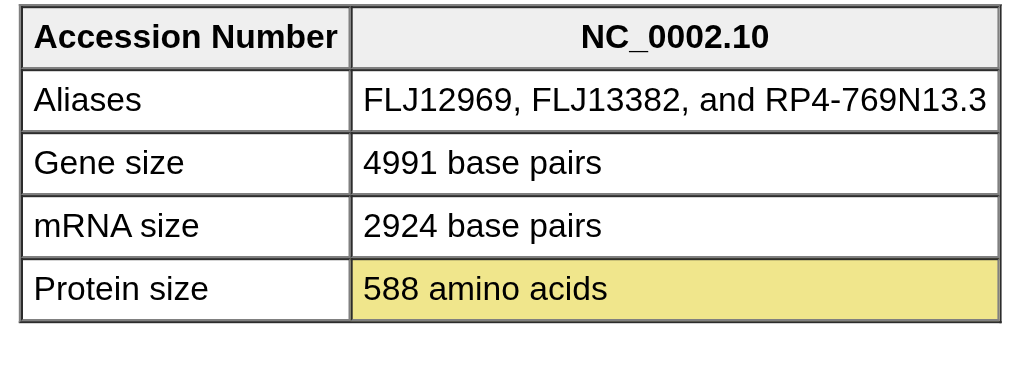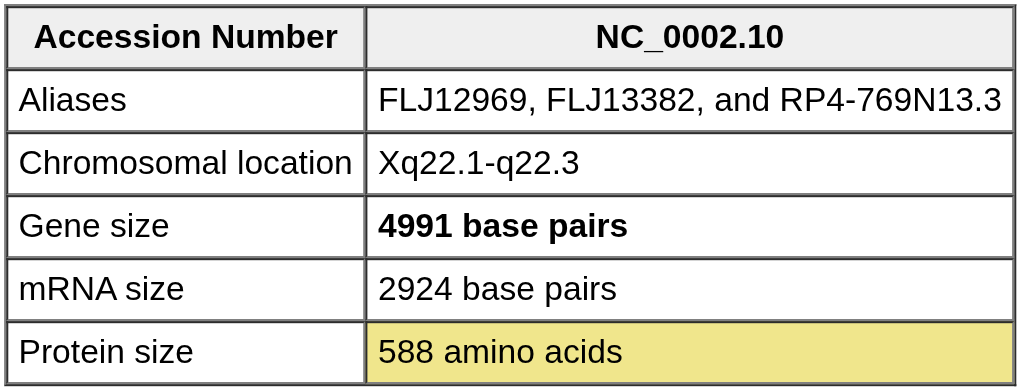+ row: (186, 163)
(483, 163) normal -> (503, 226) bold
